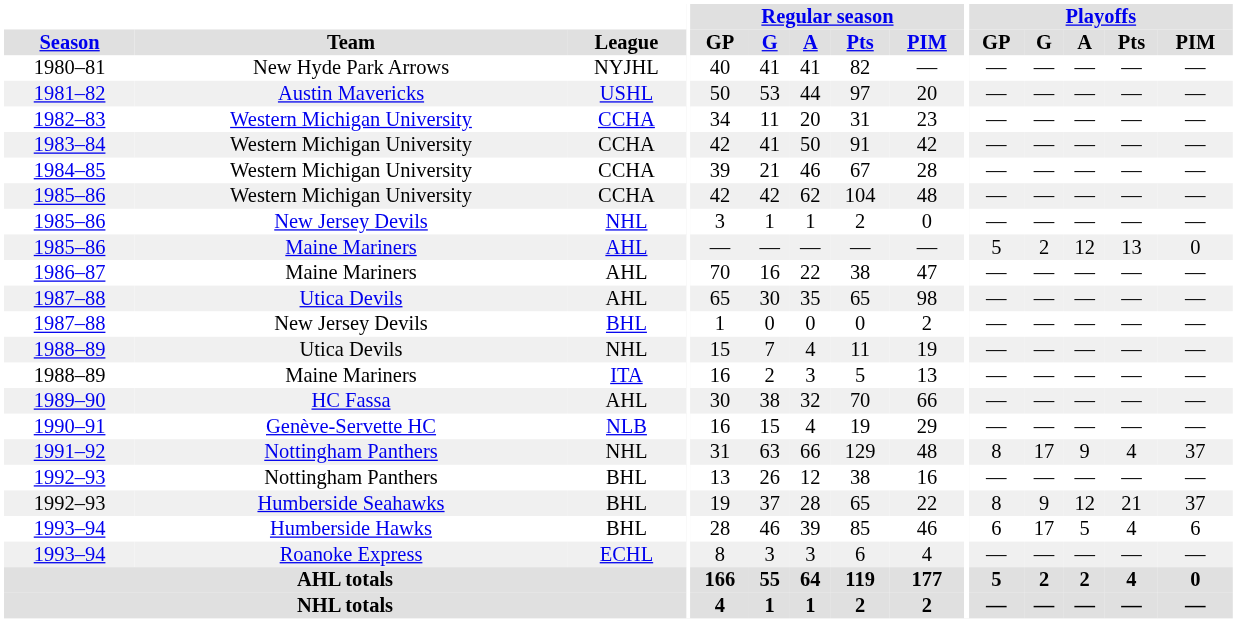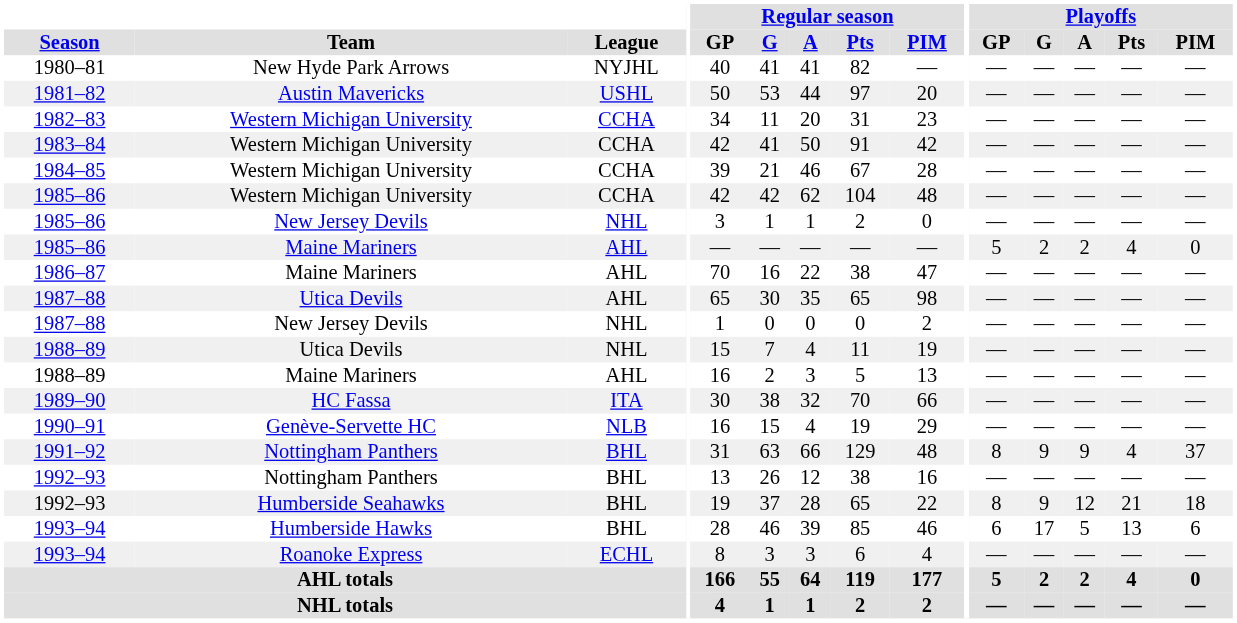(1085, 247) 12 -> (1085, 247) 2
(1131, 247) 13 -> (1131, 247) 4
(626, 323) BHL -> (626, 323) NHL
(626, 375) ITA -> (626, 375) AHL
(626, 400) AHL -> (626, 400) ITA
(626, 451) NHL -> (626, 451) BHL
(1044, 451) 17 -> (1044, 451) 9
(1195, 503) 37 -> (1195, 503) 18
(1131, 528) 4 -> (1131, 528) 13
